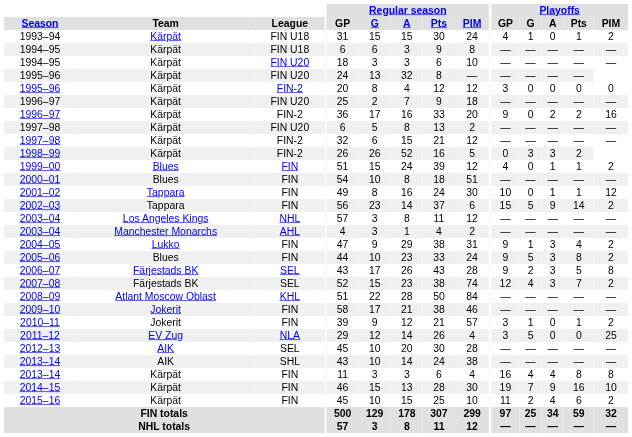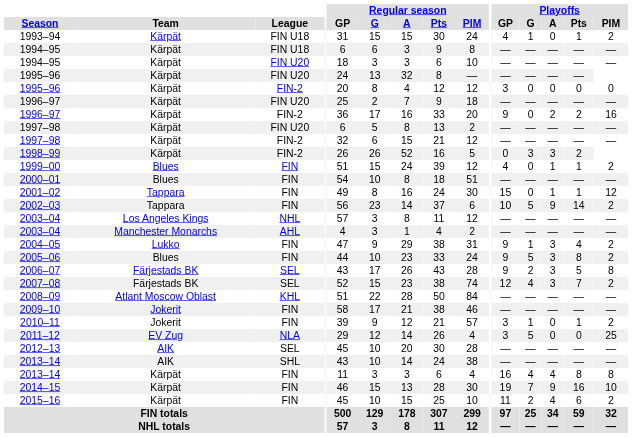(505, 192) 10 -> (505, 192) 15
(505, 205) 15 -> (505, 205) 10
